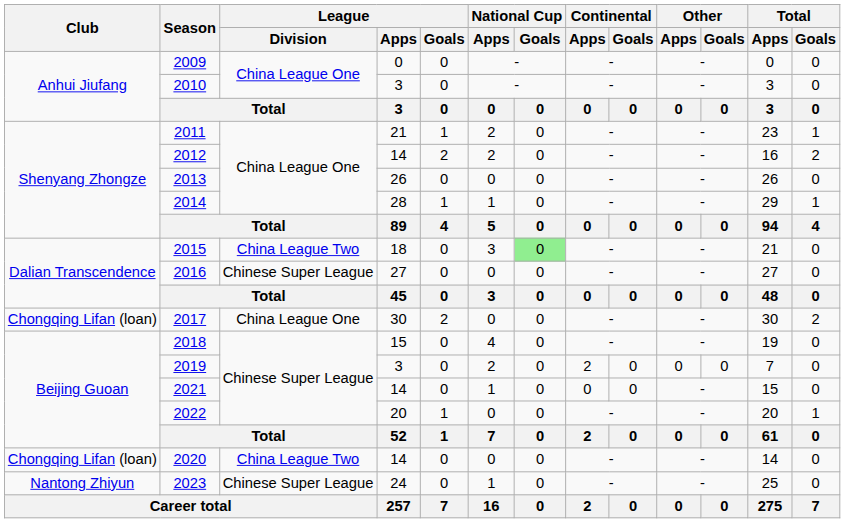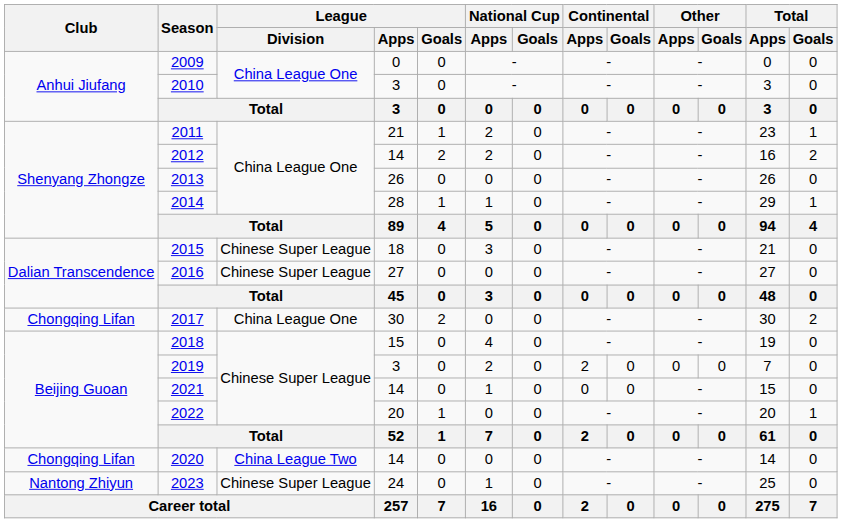(298, 249) China League Two -> (296, 249) Chinese Super League
(540, 249) lightgreen background -> (538, 249) no background
(82, 319) Chongqing Lifan (loan) -> (81, 319) Chongqing Lifan
(82, 459) Chongqing Lifan (loan) -> (81, 459) Chongqing Lifan
